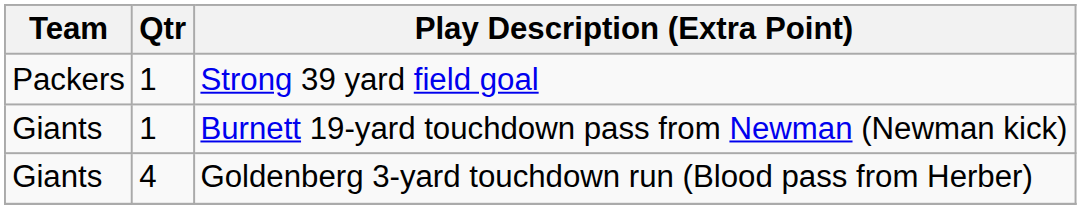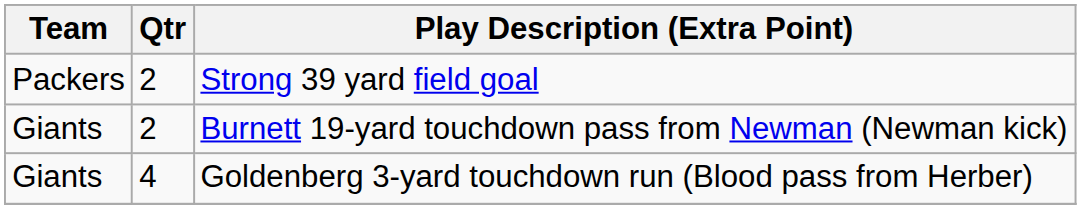(148, 78) 1 -> (148, 78) 2
(148, 128) 1 -> (148, 128) 2
